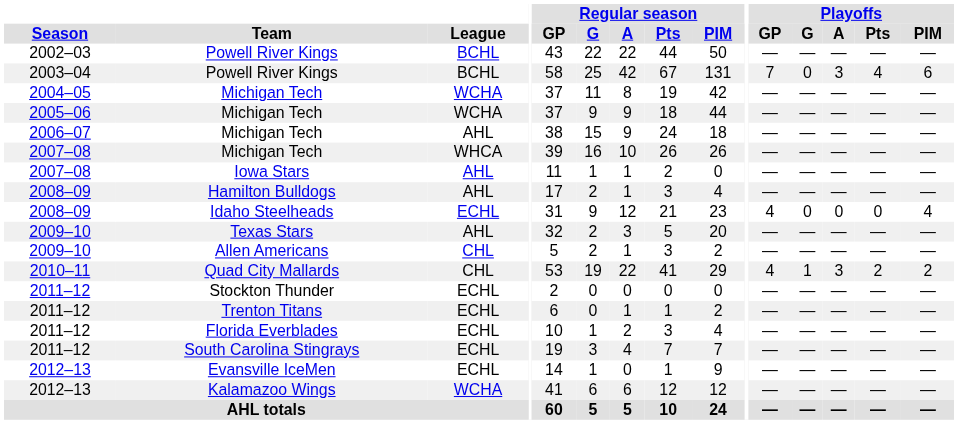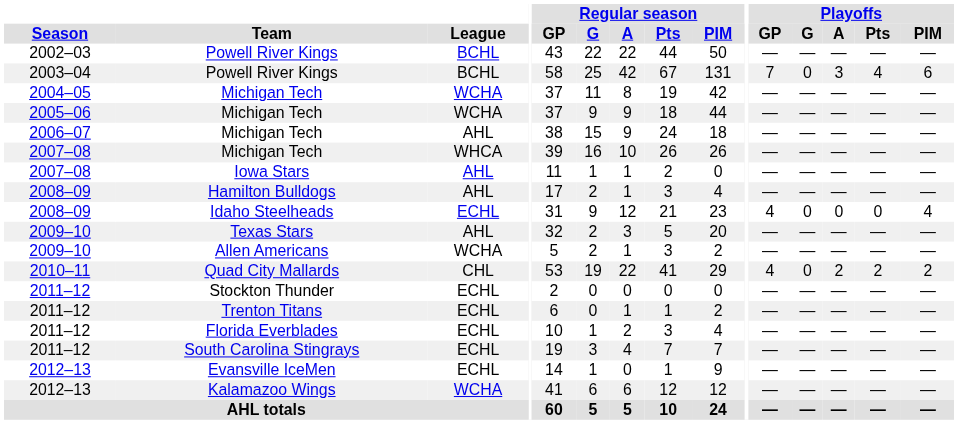(478, 251) CHL -> (478, 251) WCHA
(807, 271) 1 -> (807, 271) 0
(839, 271) 3 -> (839, 271) 2
